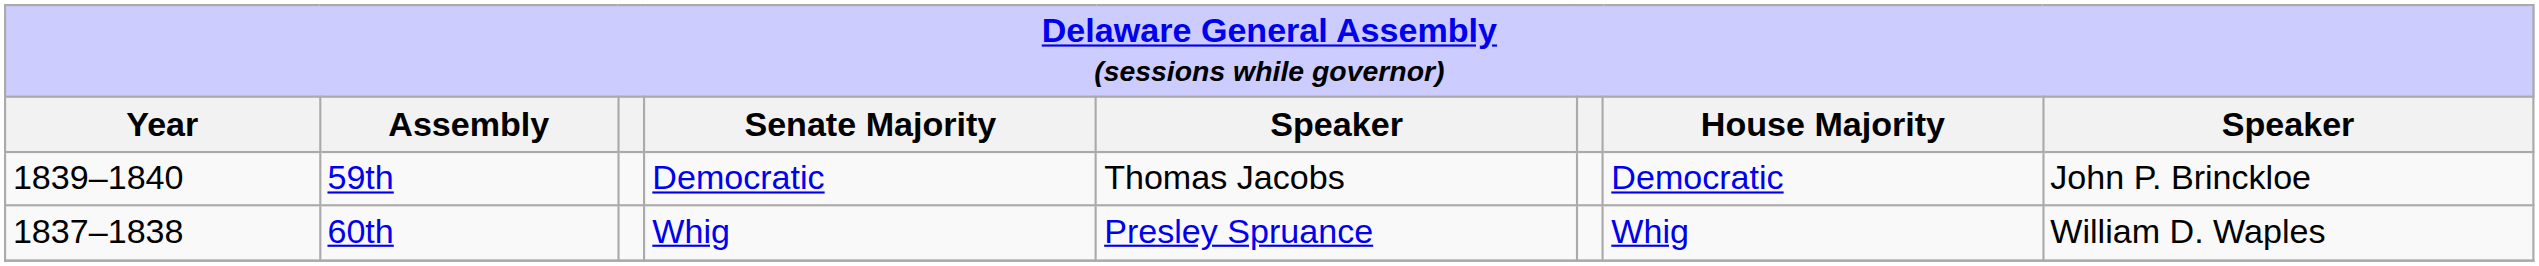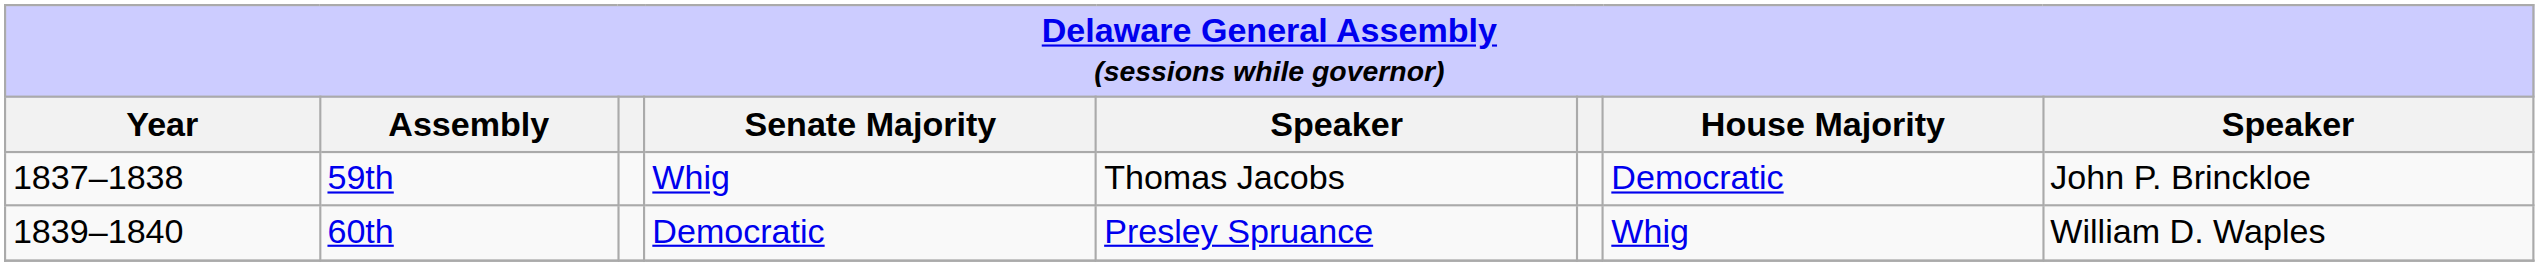(98, 177) 1839–1840 -> (98, 177) 1837–1838
(738, 177) Democratic -> (691, 177) Whig
(98, 232) 1837–1838 -> (98, 232) 1839–1840
(691, 232) Whig -> (738, 232) Democratic
